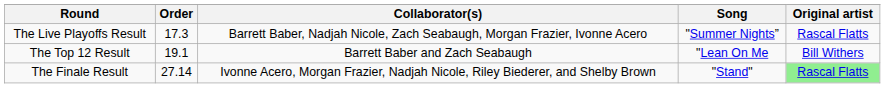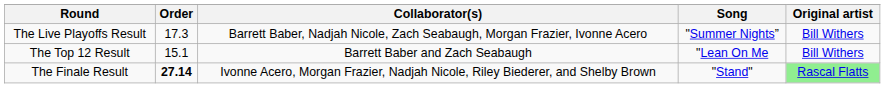(833, 33) Rascal Flatts -> (833, 33) Bill Withers
(176, 53) 19.1 -> (176, 53) 15.1
(176, 72) normal -> (176, 72) bold
